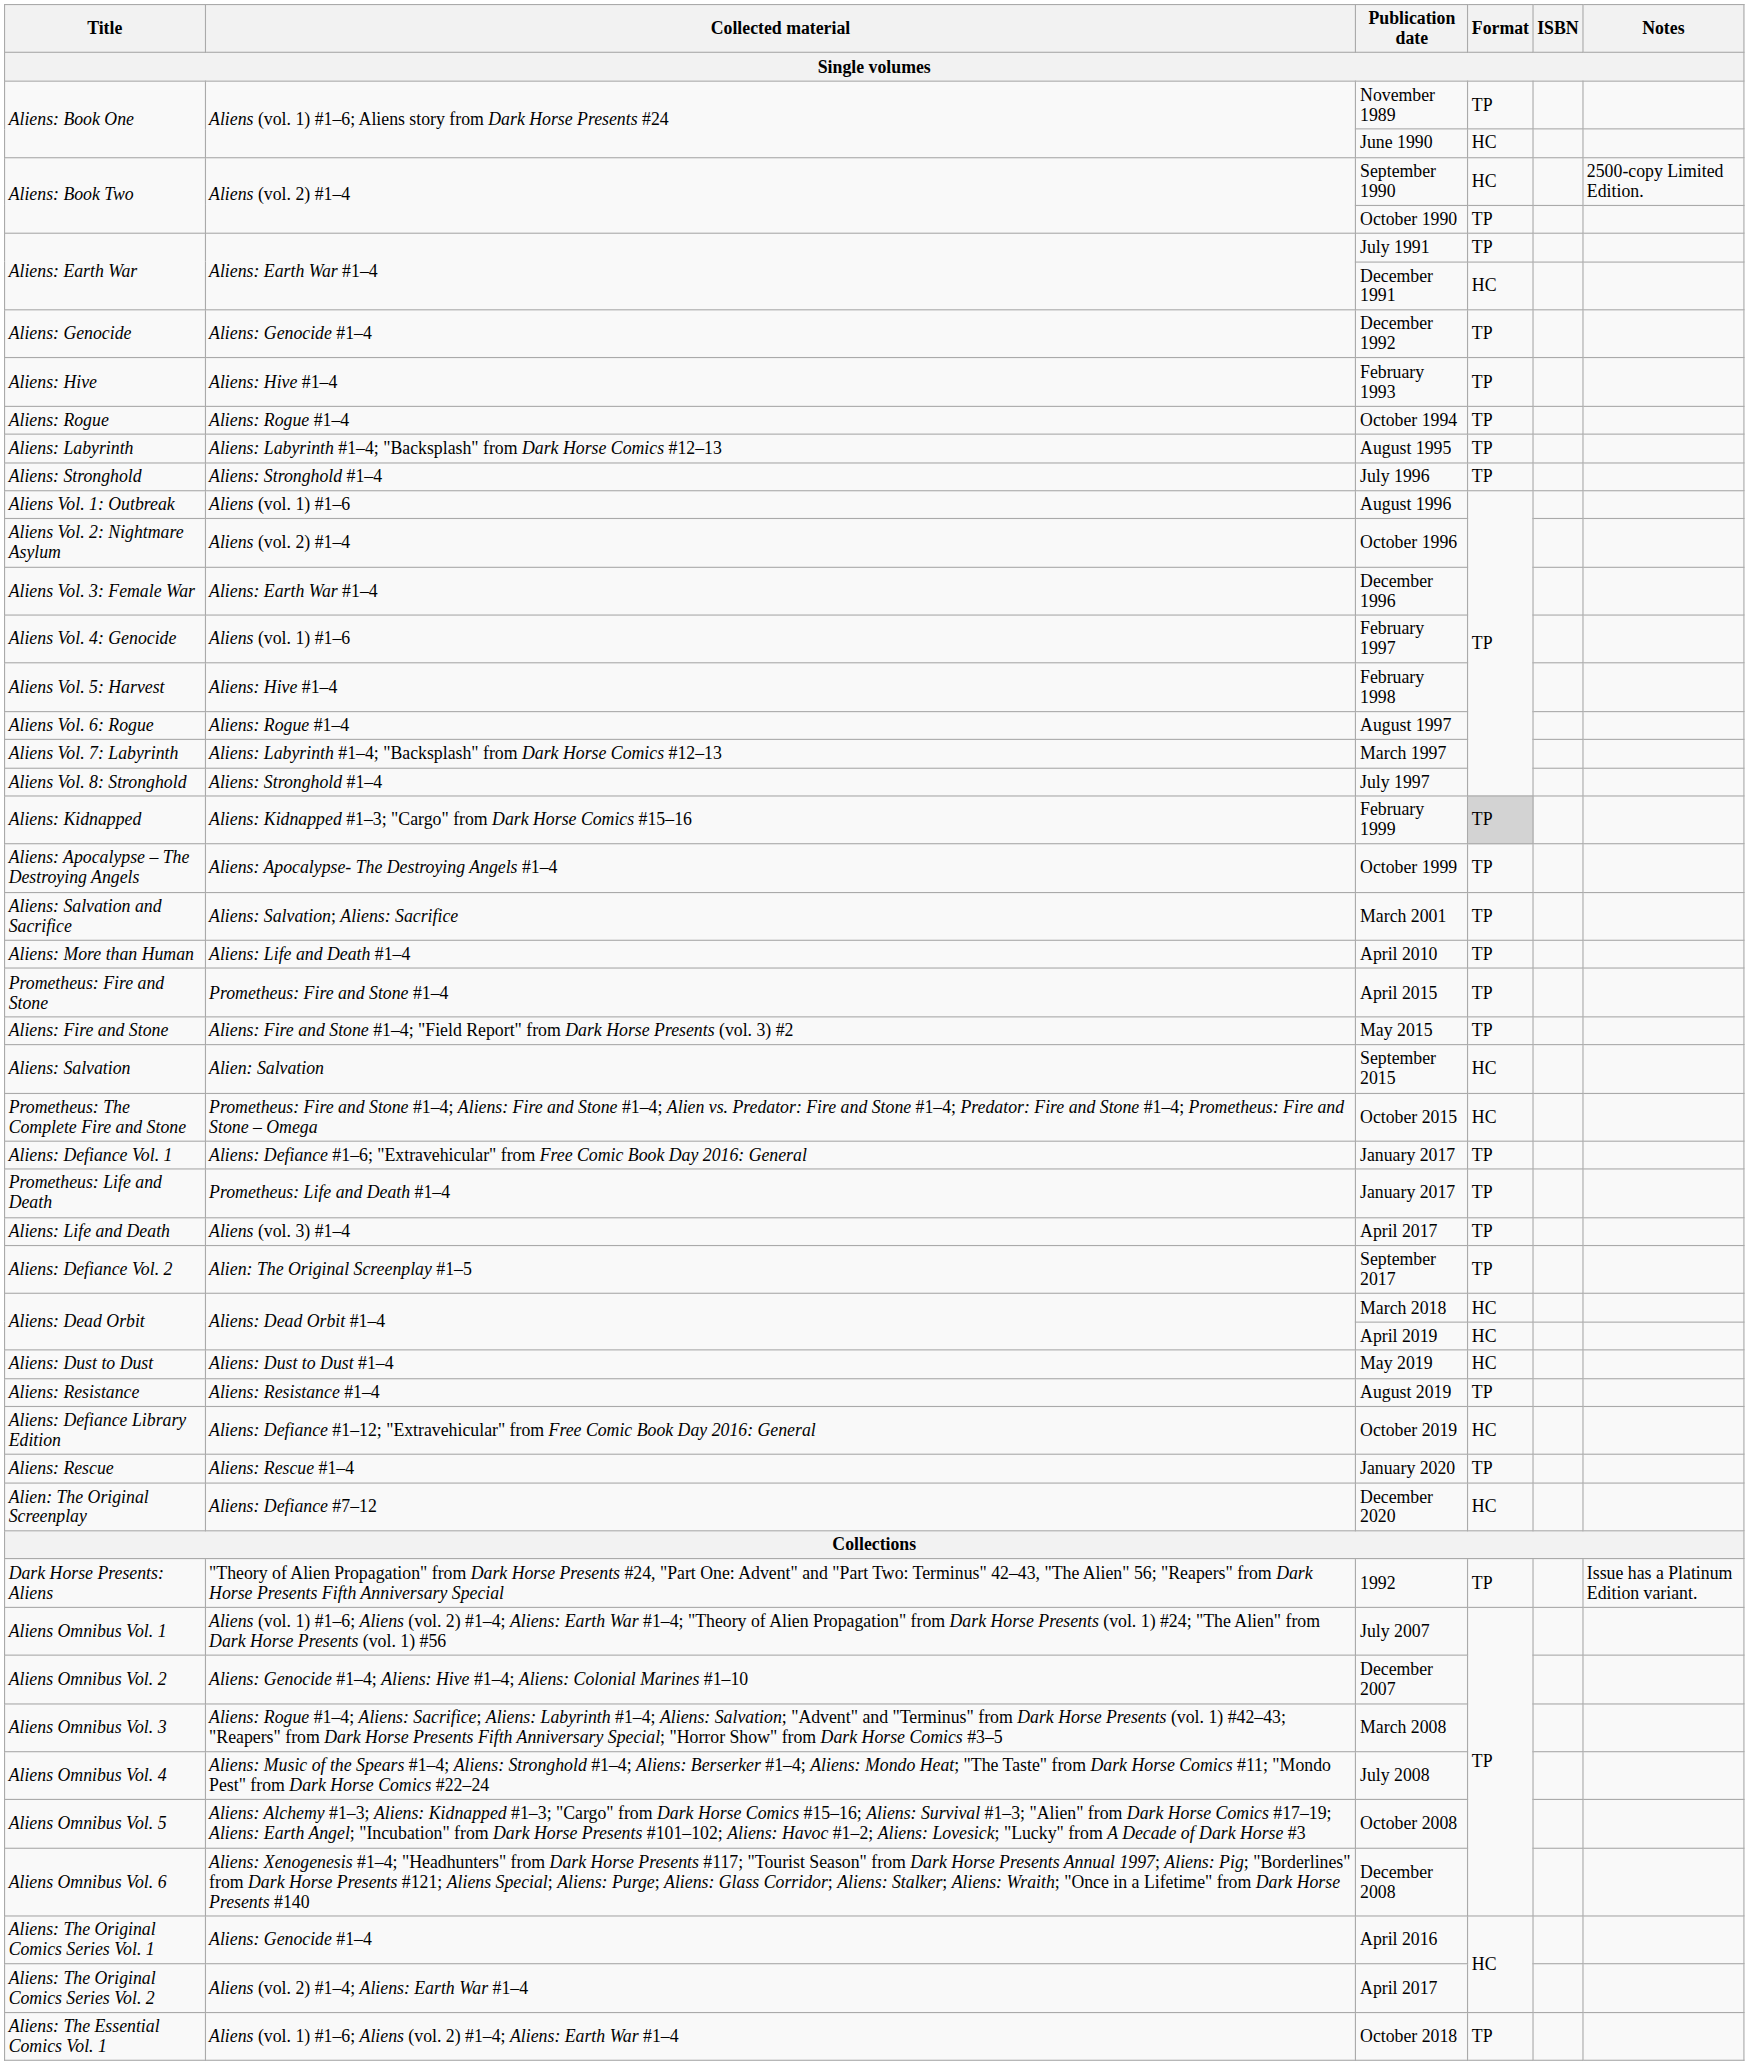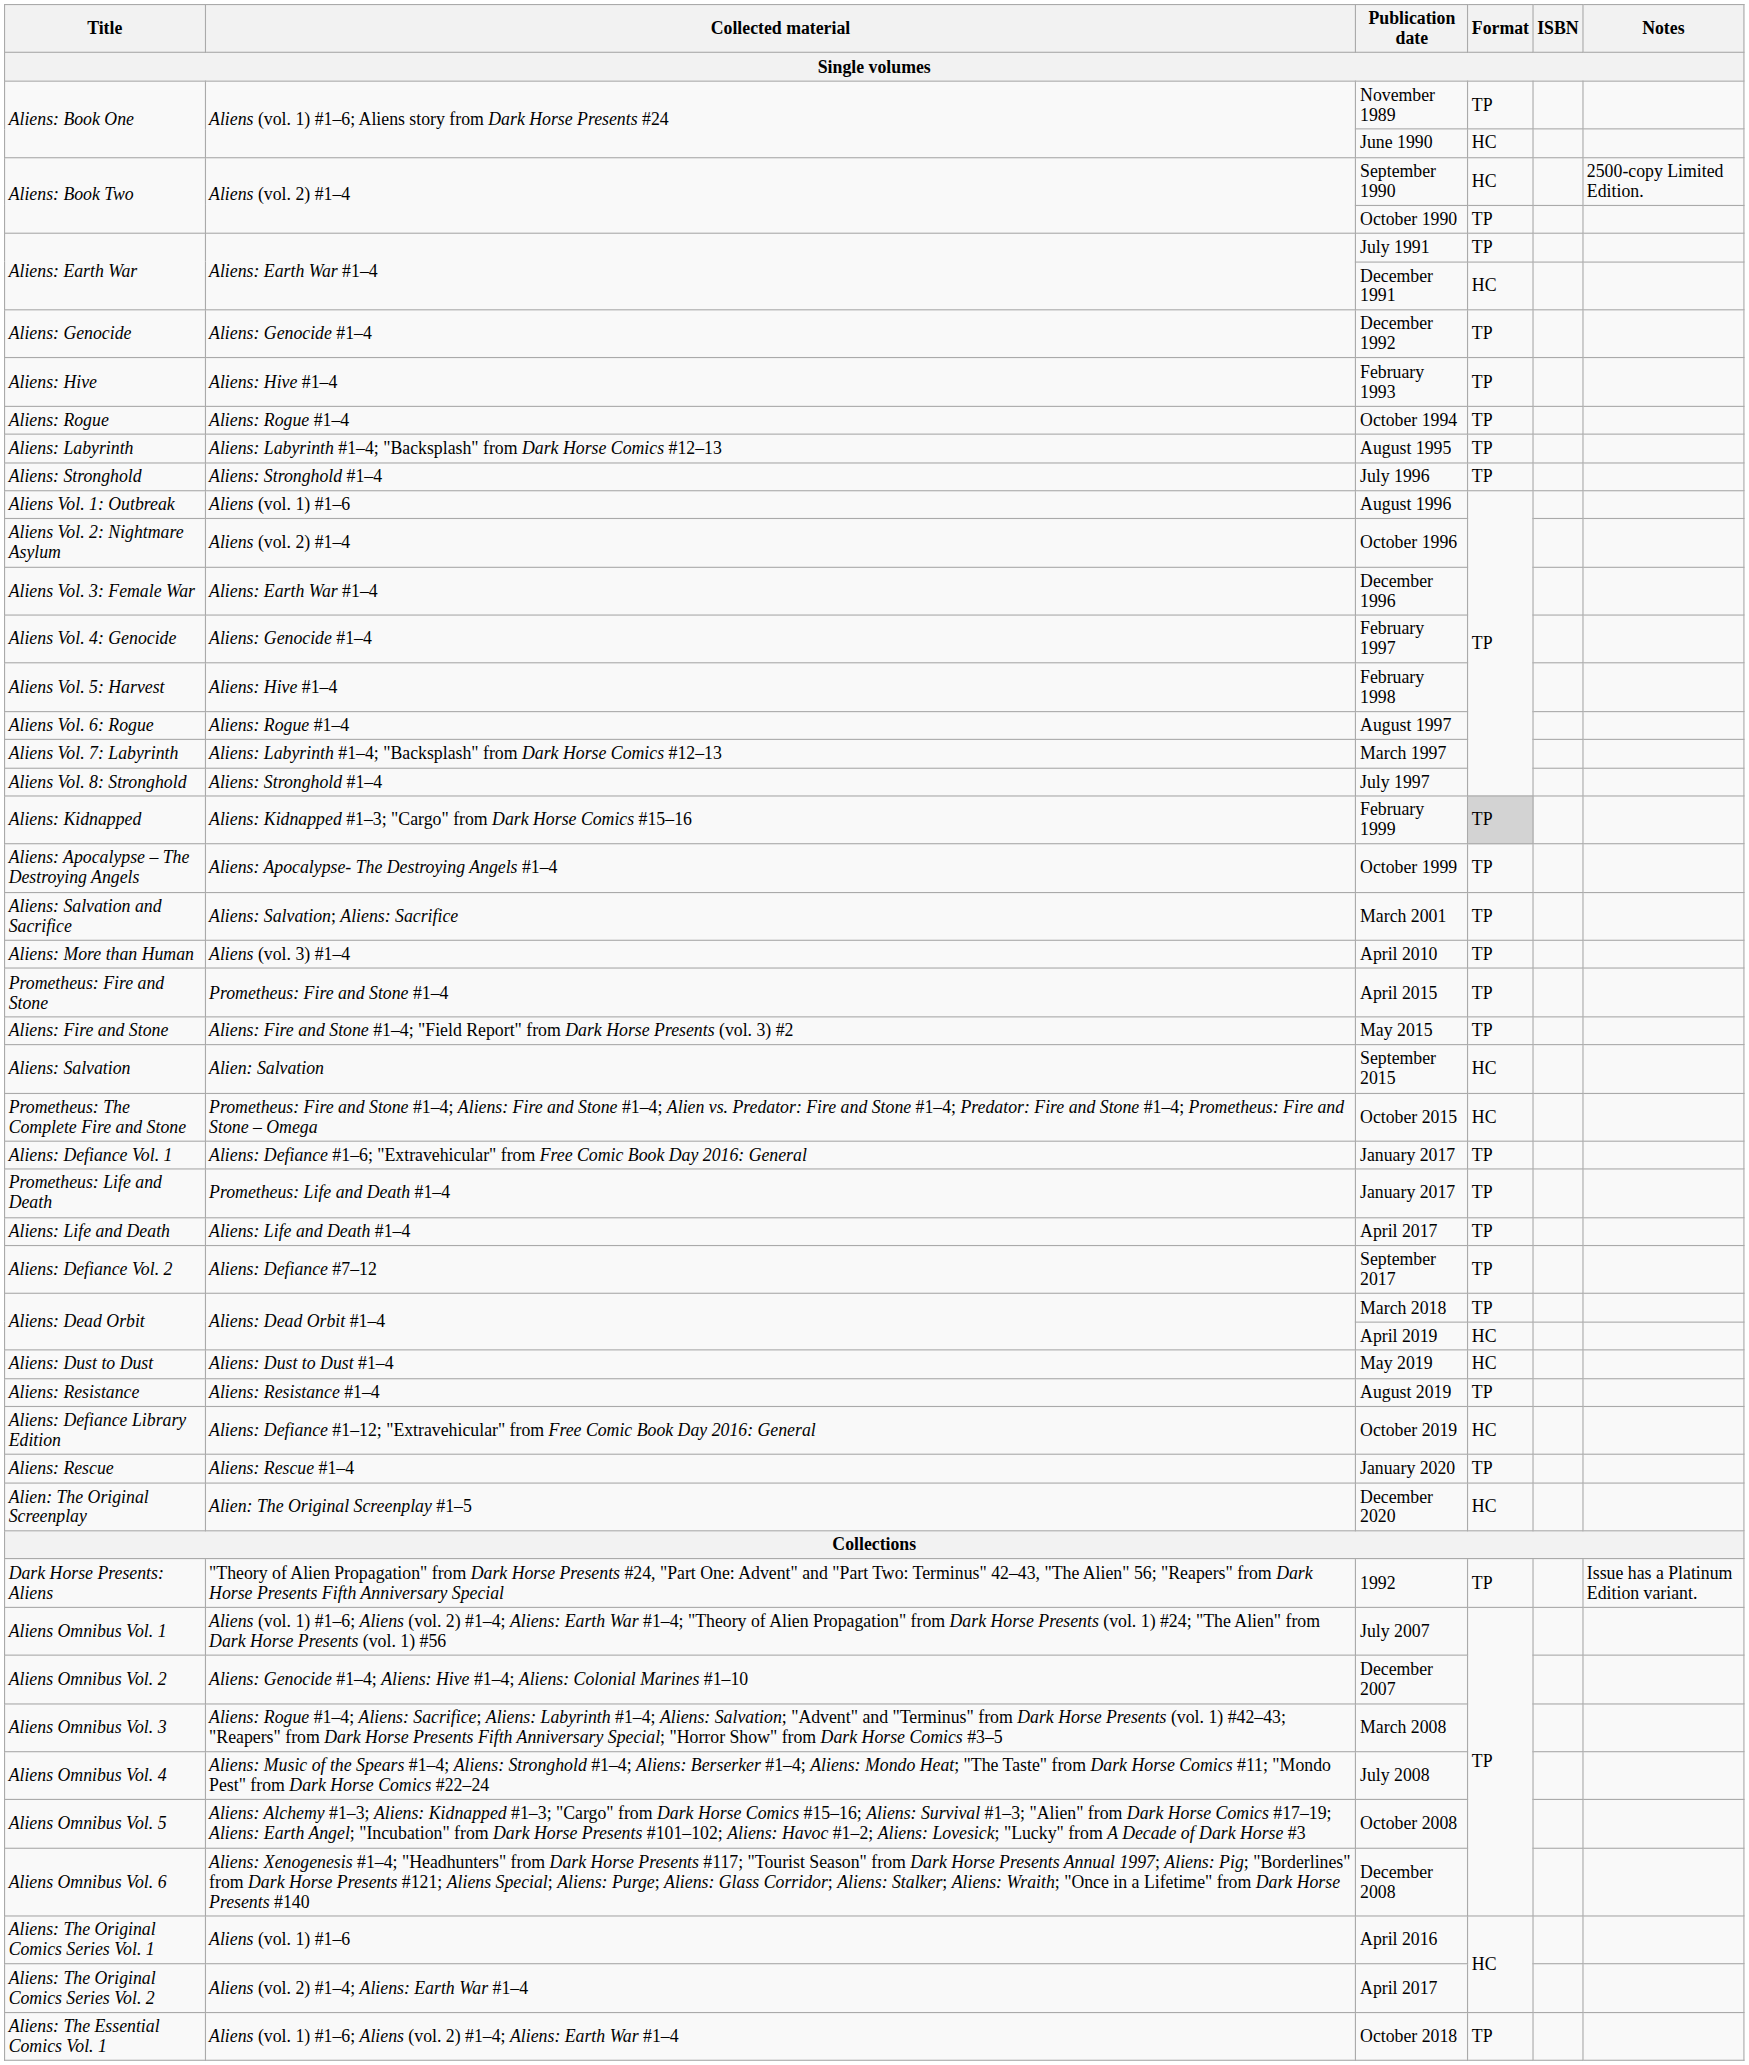(280, 639) Aliens (vol. 1) #1–6 -> (290, 639) Aliens: Genocide #1–4
(310, 954) Aliens: Life and Death #1–4 -> (280, 954) Aliens (vol. 3) #1–4
(280, 1231) Aliens (vol. 3) #1–4 -> (310, 1231) Aliens: Life and Death #1–4
(340, 1269) Alien: The Original Screenplay #1–5 -> (293, 1269) Aliens: Defiance #7–12
(1484, 1307) HC -> (1482, 1307) TP
(293, 1506) Aliens: Defiance #7–12 -> (340, 1506) Alien: The Original Screenplay #1–5
(290, 1939) Aliens: Genocide #1–4 -> (280, 1939) Aliens (vol. 1) #1–6
